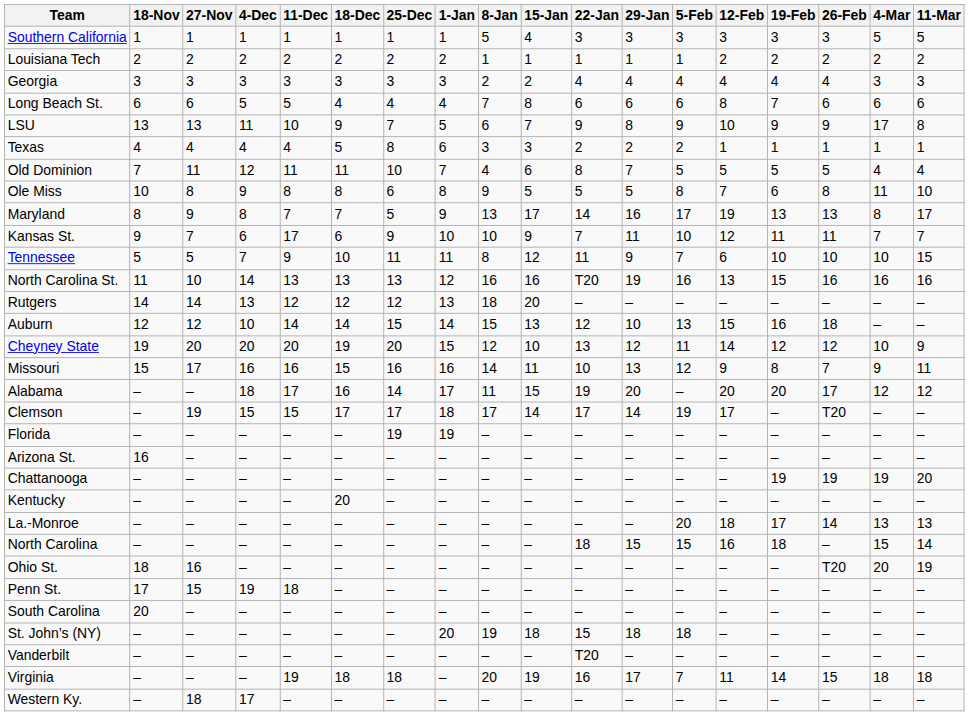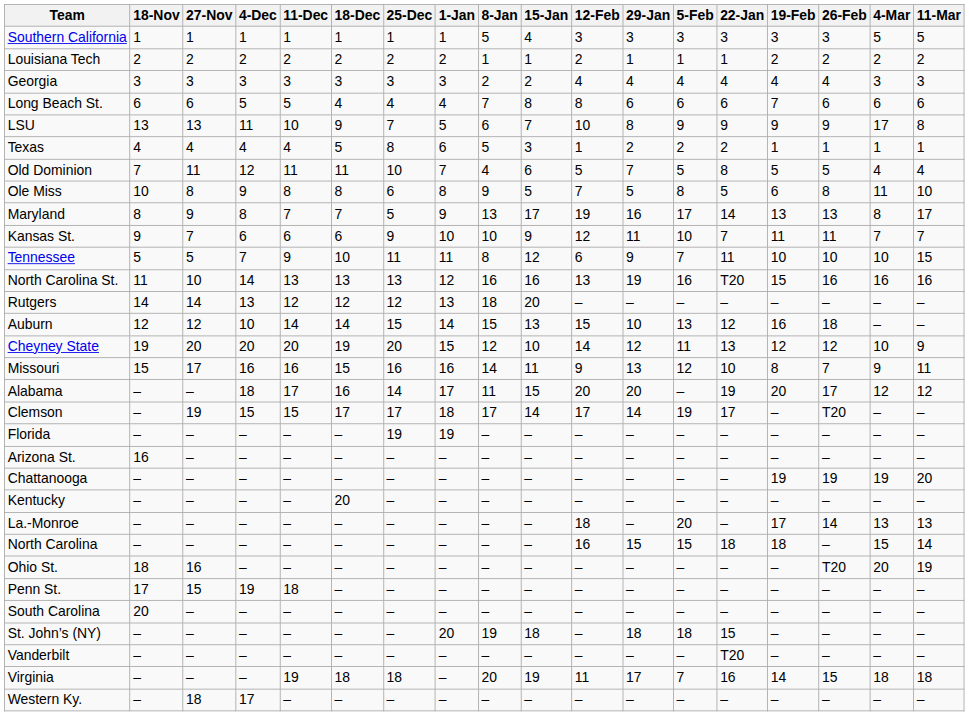columns swapped: (597, 15) <-> (742, 15)
(485, 147) 3 -> (485, 147) 5
(291, 236) 17 -> (287, 236) 6
